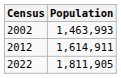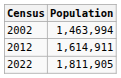(85, 30) 1,463,993 -> (85, 30) 1,463,994
